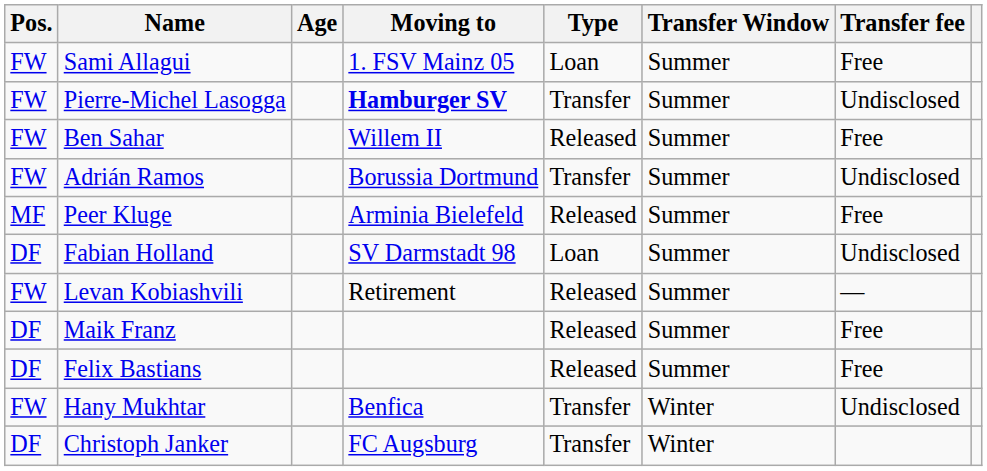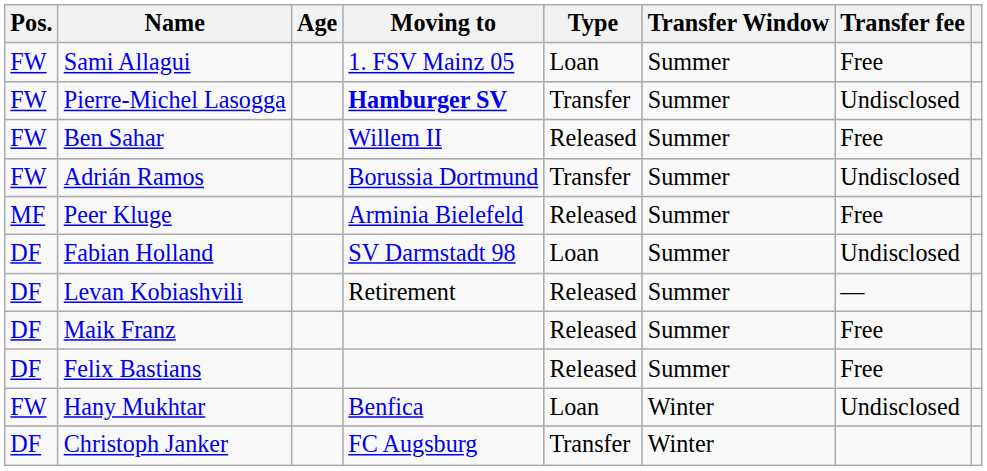(28, 291) FW -> (26, 291) DF
(590, 406) Transfer -> (574, 406) Loan
